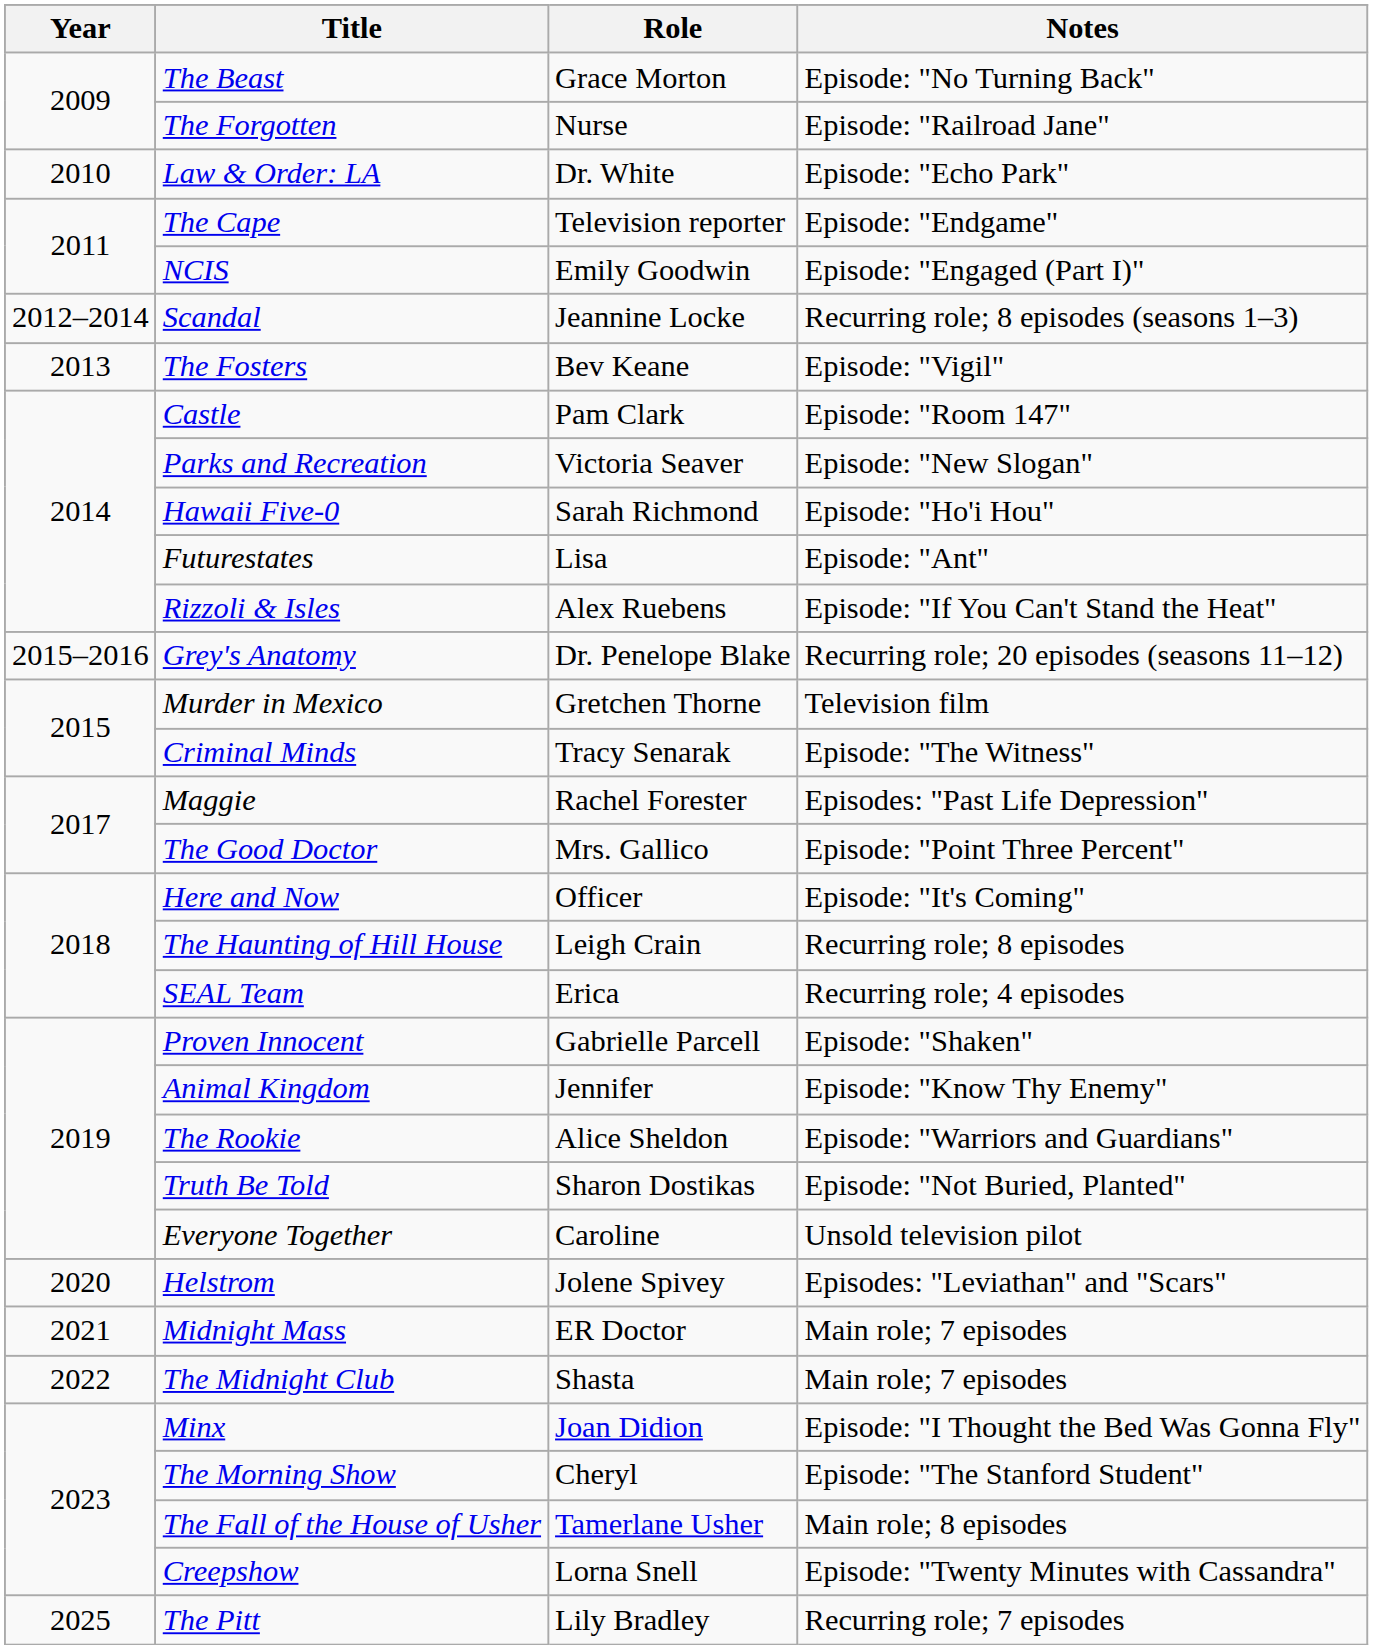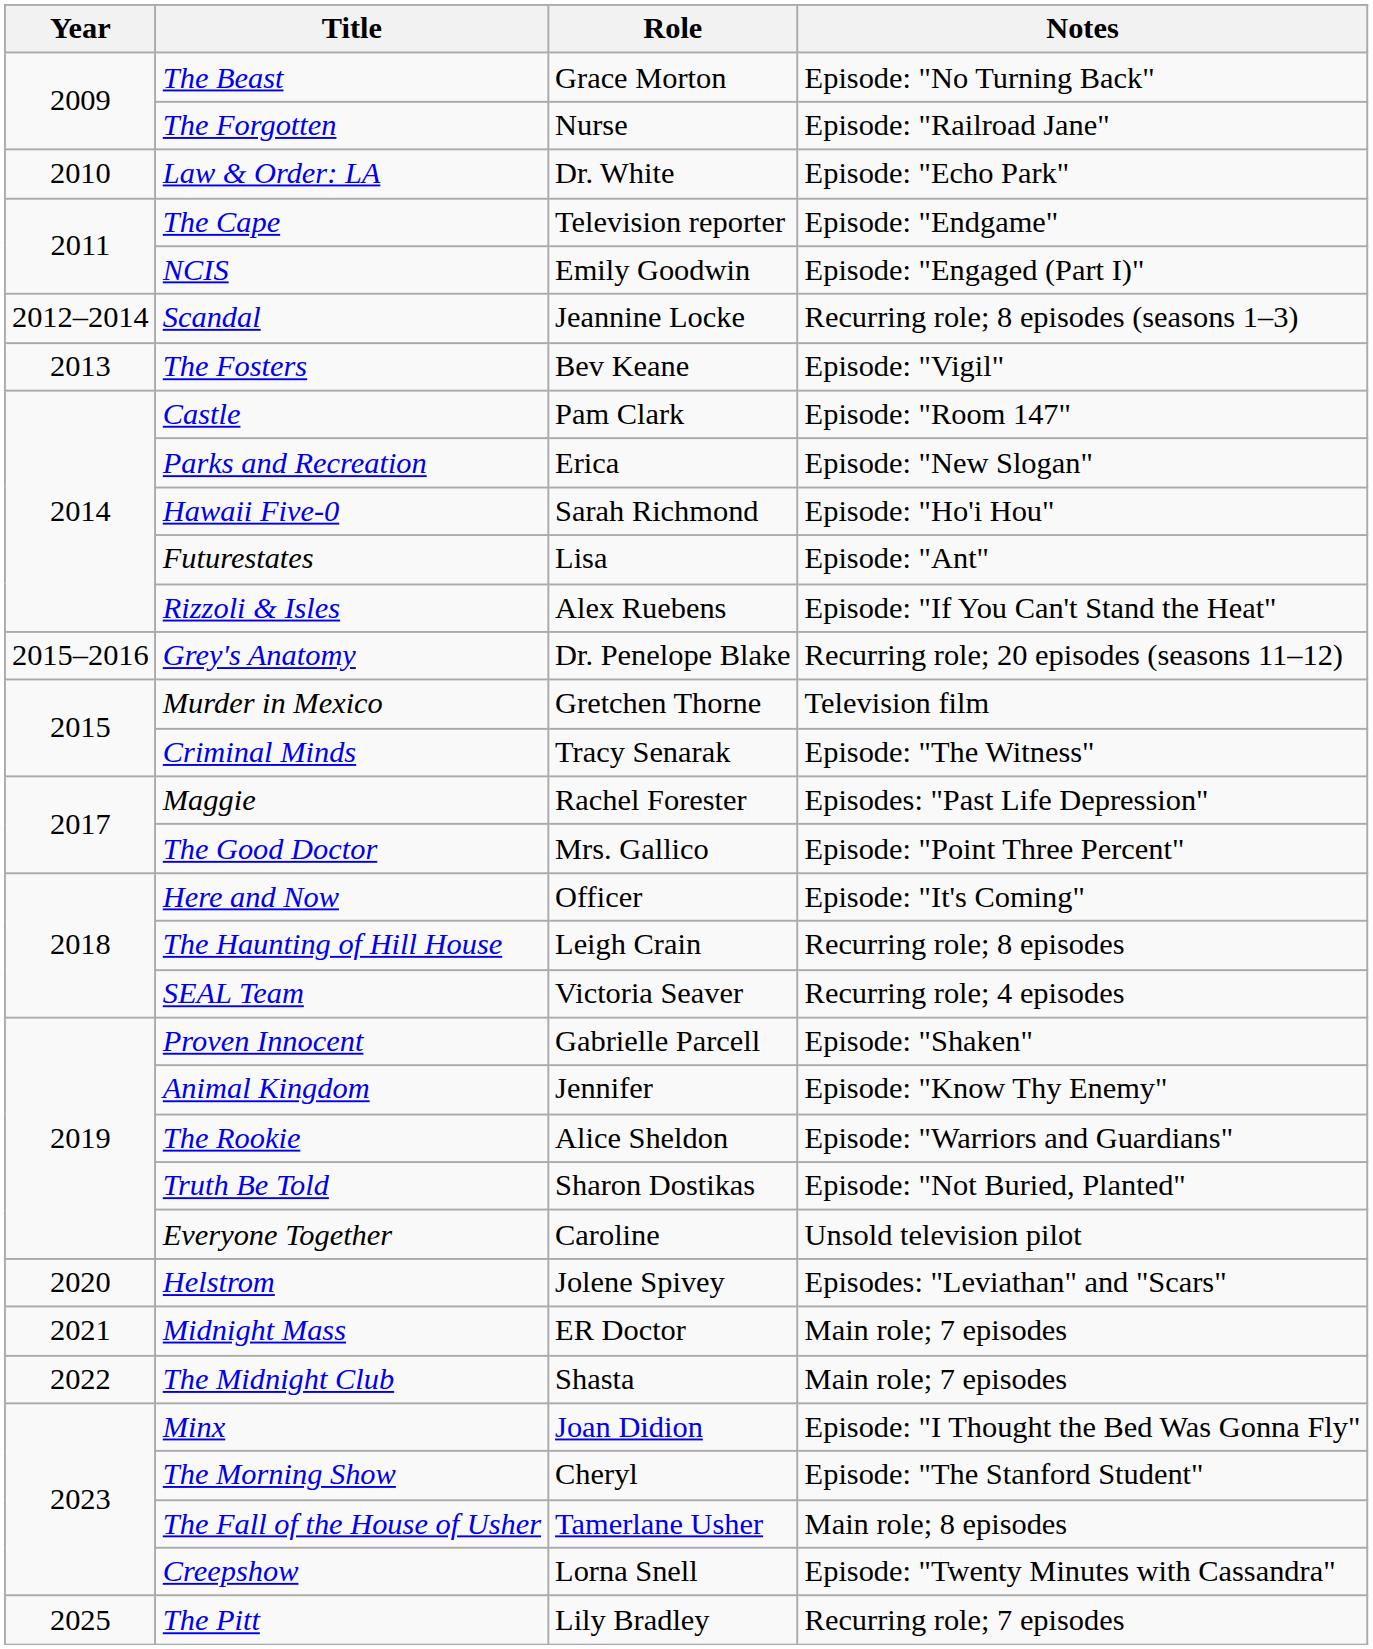(649, 462) Victoria Seaver -> (587, 462) Erica
(587, 992) Erica -> (649, 992) Victoria Seaver
